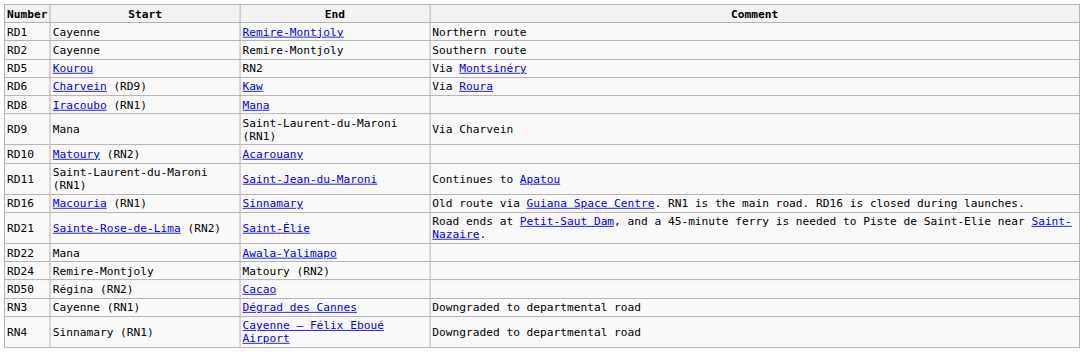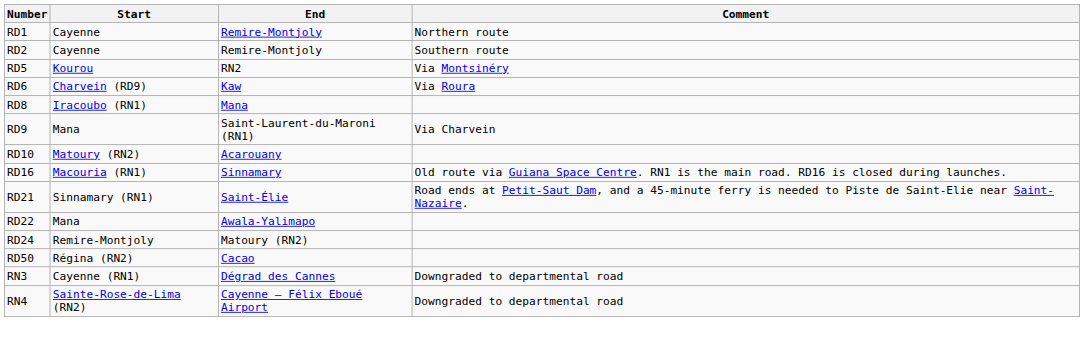- row: (21, 179)
(137, 228) Sainte-Rose-de-Lima (RN2) -> (103, 197) Sinnamary (RN1)
(103, 332) Sinnamary (RN1) -> (117, 301) Sainte-Rose-de-Lima (RN2)
